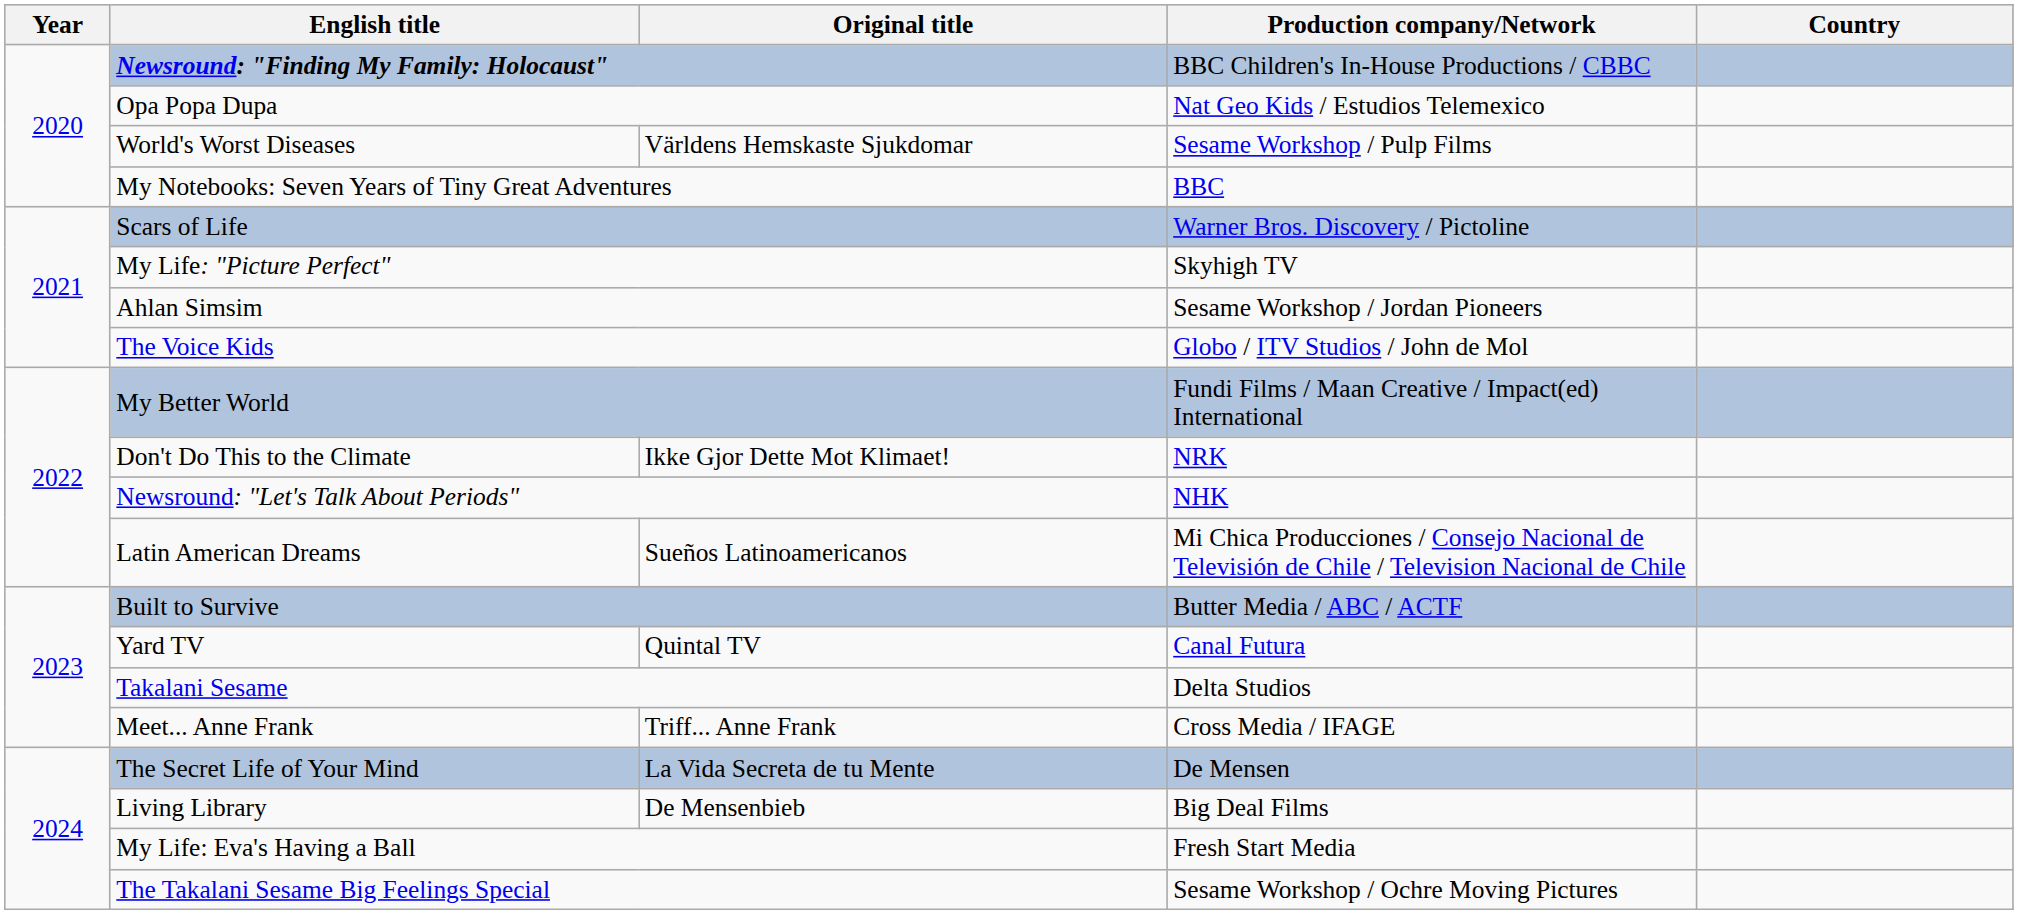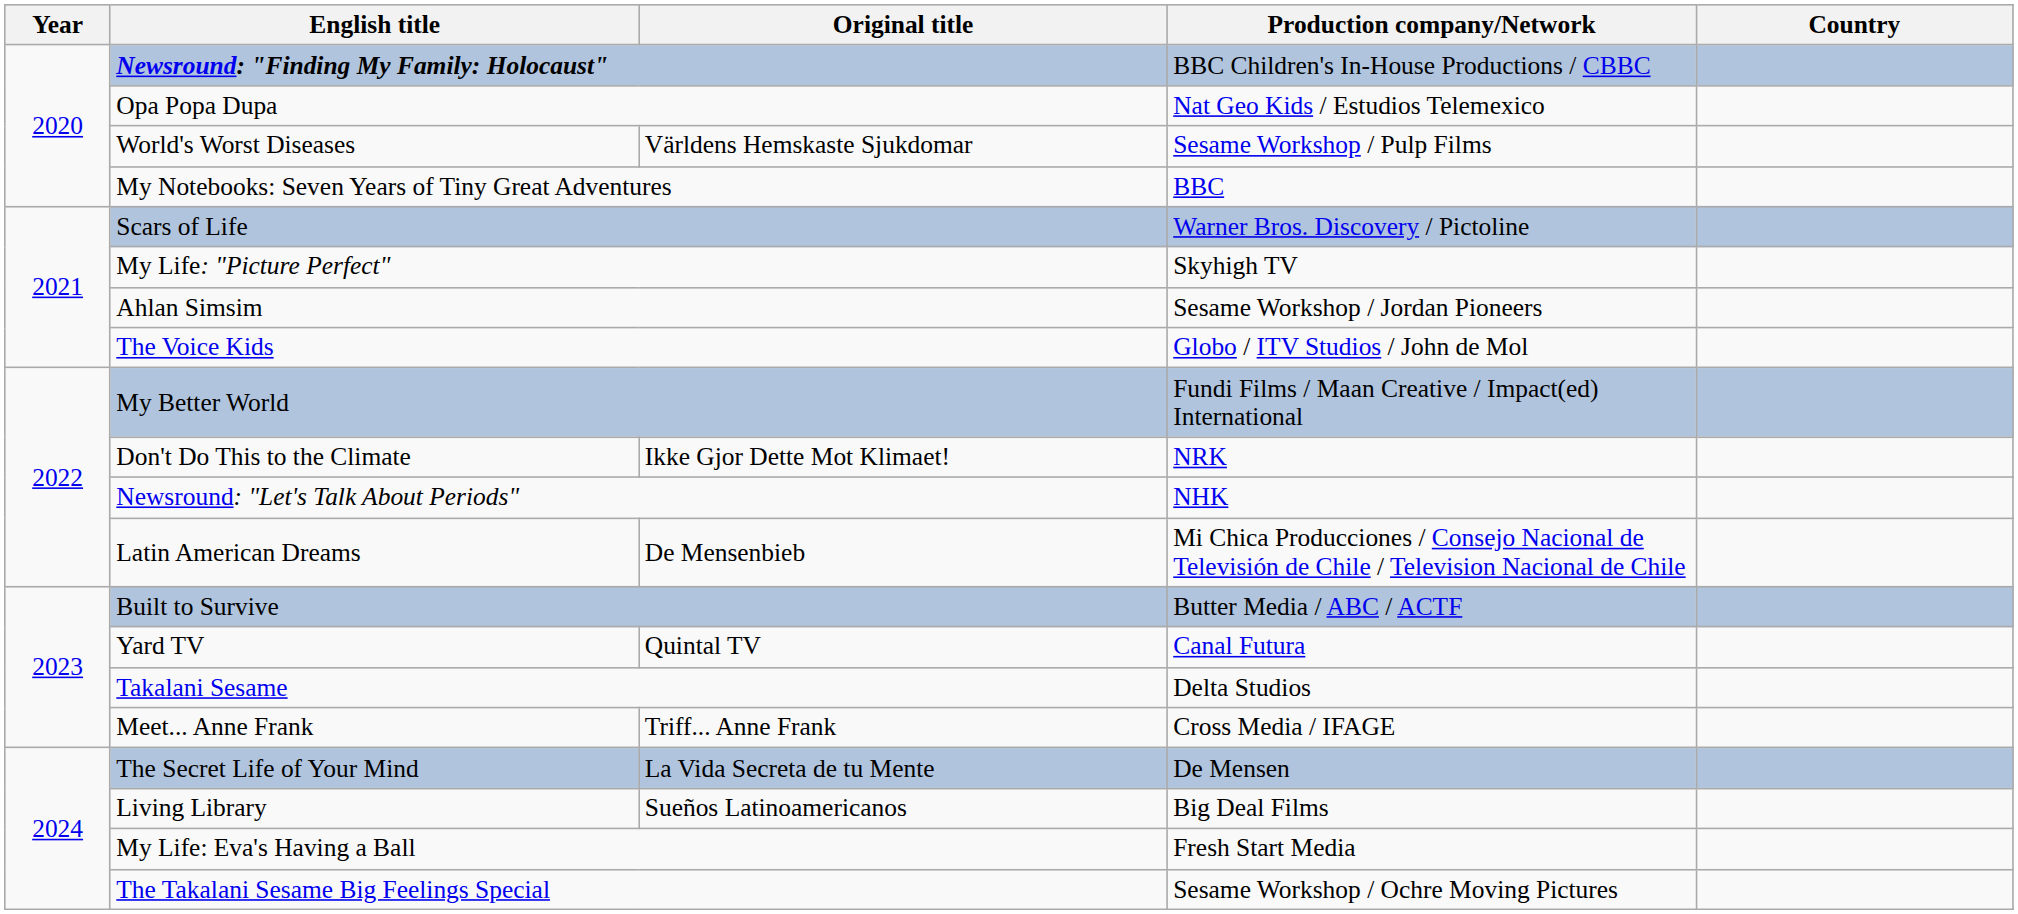(776, 551) Sueños Latinoamericanos -> (725, 551) De Mensenbieb
(725, 808) De Mensenbieb -> (776, 808) Sueños Latinoamericanos
